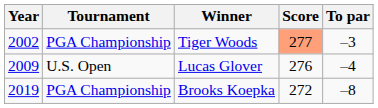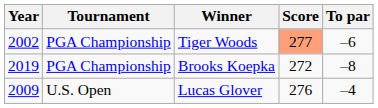(348, 41) –3 -> (348, 41) –6
rows swapped: (220, 66) <-> (227, 90)
